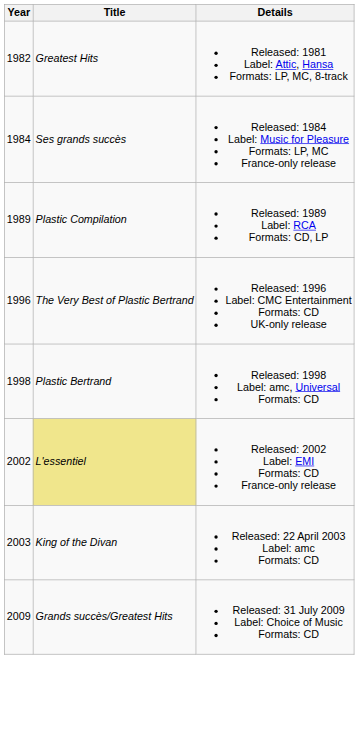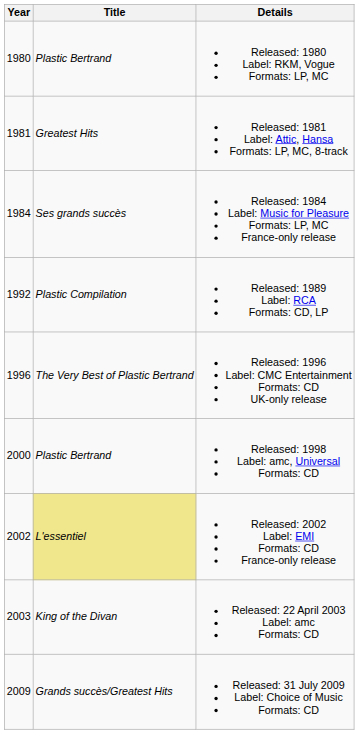+ row: (275, 65)
(19, 58) 1982 -> (19, 133) 1981
(19, 220) 1989 -> (19, 294) 1992
(19, 381) 1998 -> (19, 456) 2000
